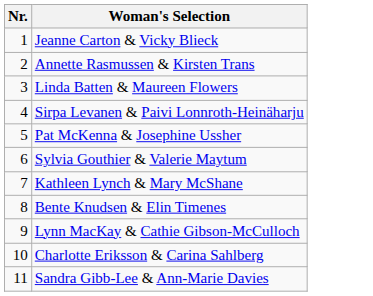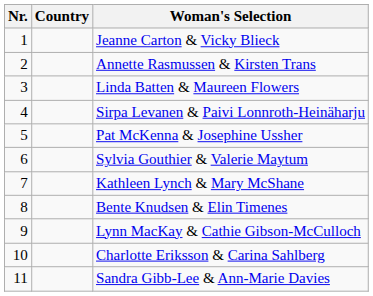+ column: (62, 16)
